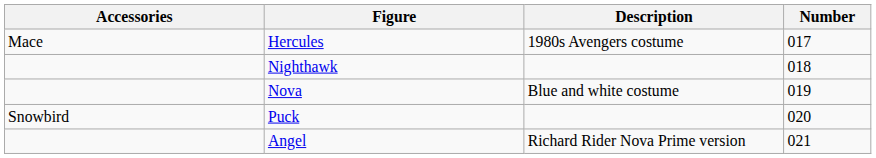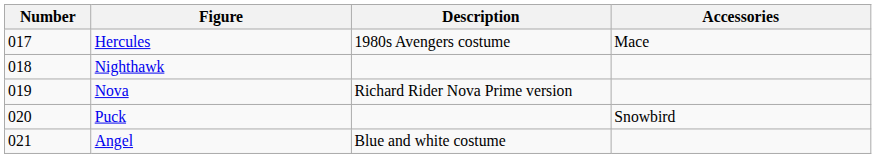columns swapped: (827, 16) <-> (134, 16)
(603, 91) Blue and white costume -> (463, 91) Richard Rider Nova Prime version
(637, 141) Richard Rider Nova Prime version -> (430, 141) Blue and white costume
